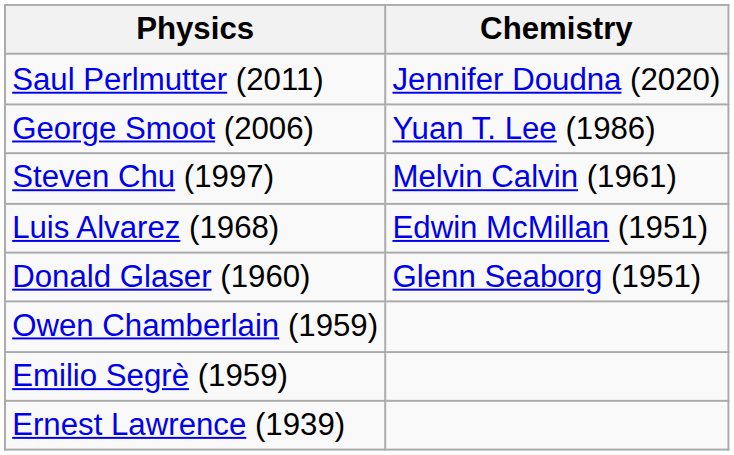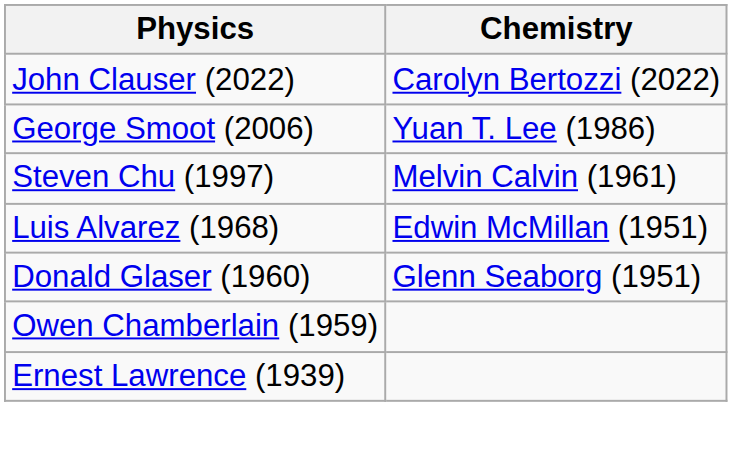+ row: (154, 78)
- row: (168, 78)
- row: (150, 375)
